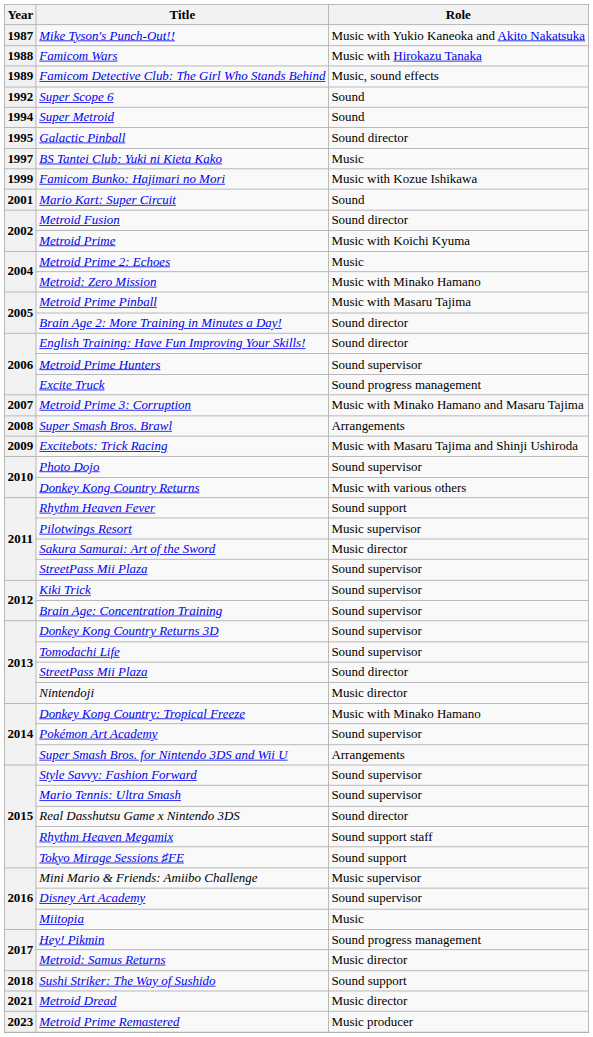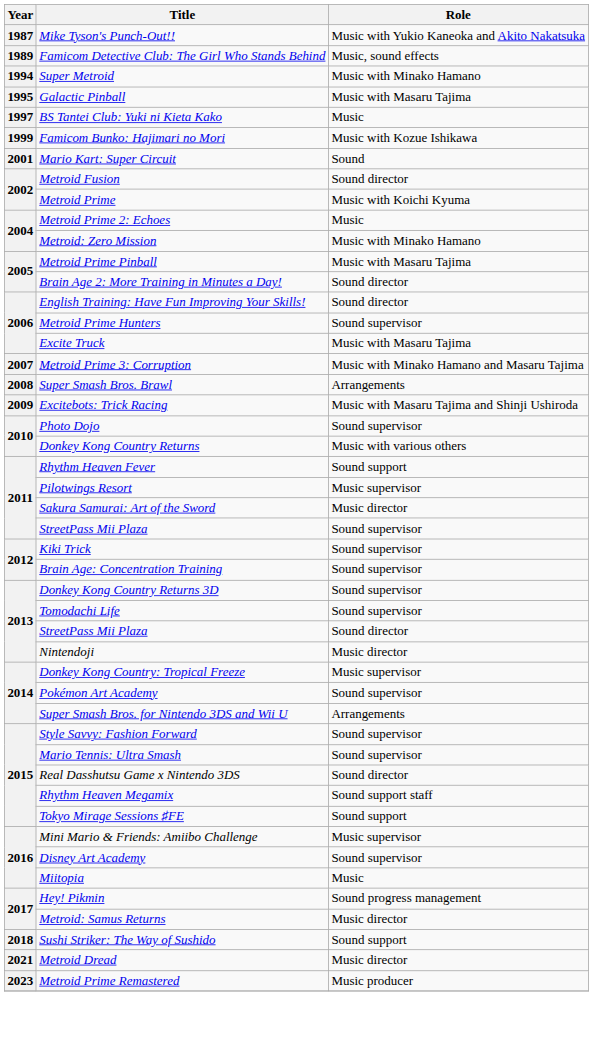- row: (20, 55)
- row: (20, 96)
(348, 117) Sound -> (406, 76) Music with Minako Hamano
(370, 138) Sound director -> (401, 96) Music with Masaru Tajima
(406, 384) Sound progress management -> (401, 343) Music with Masaru Tajima
(406, 713) Music with Minako Hamano -> (376, 672) Music supervisor
